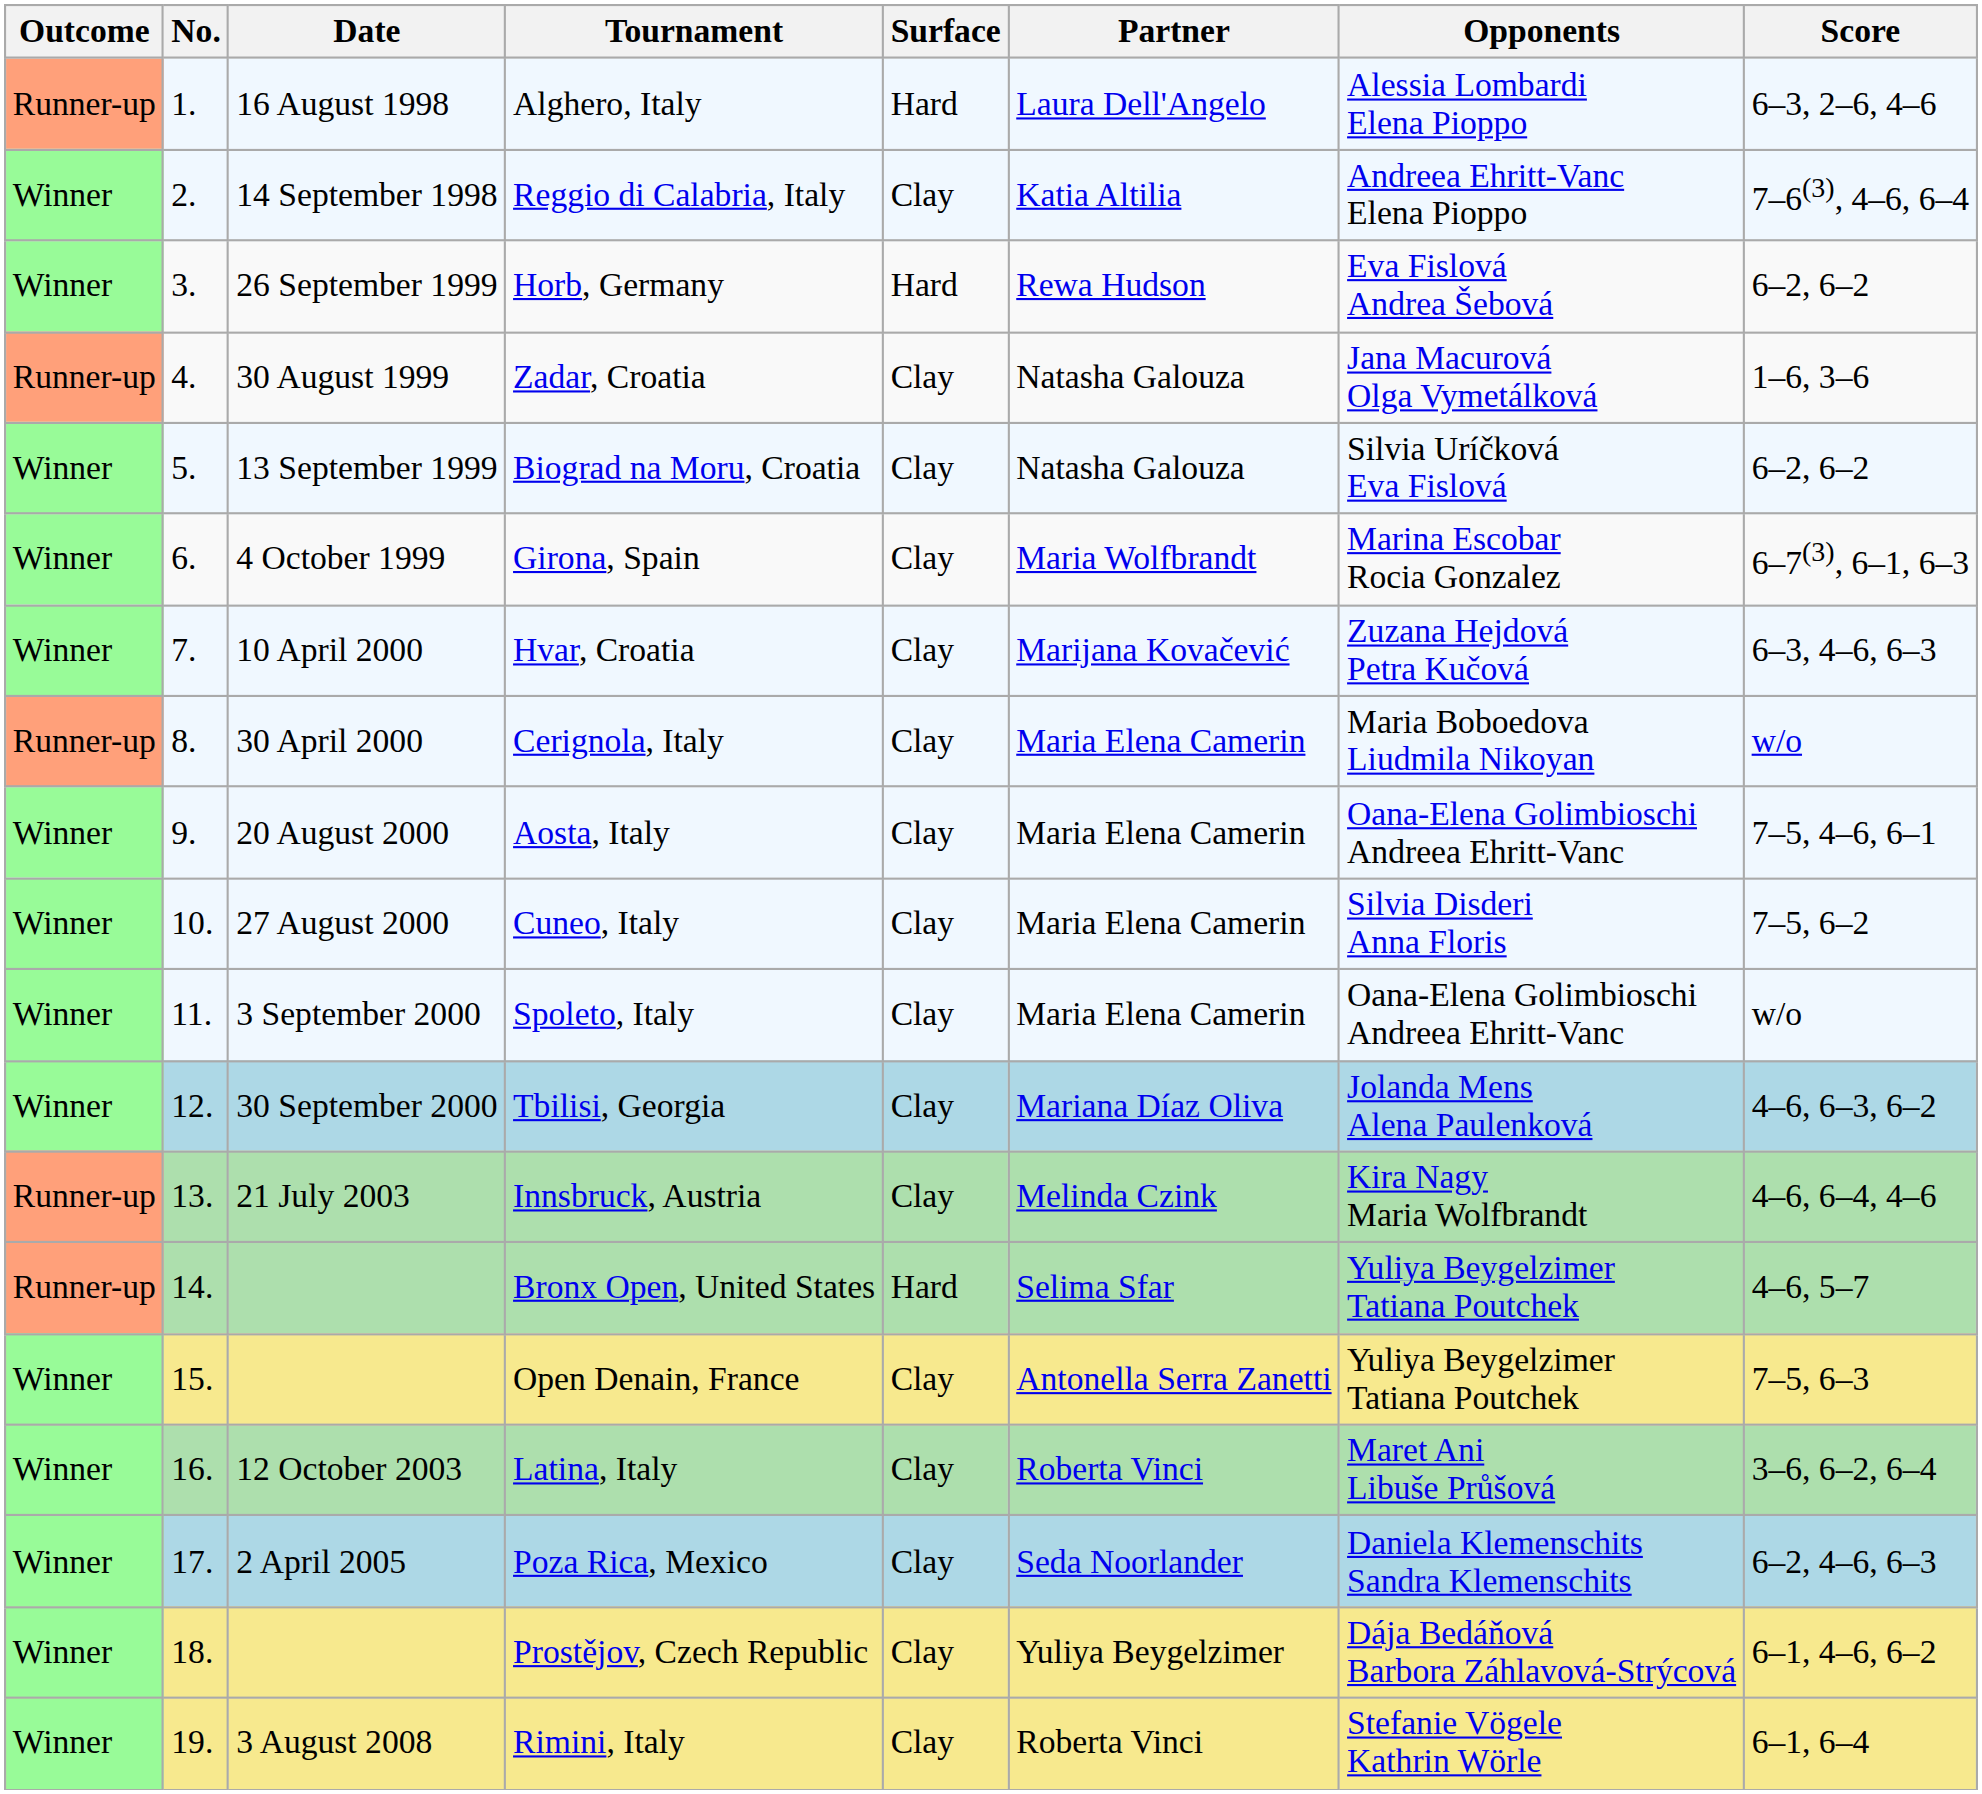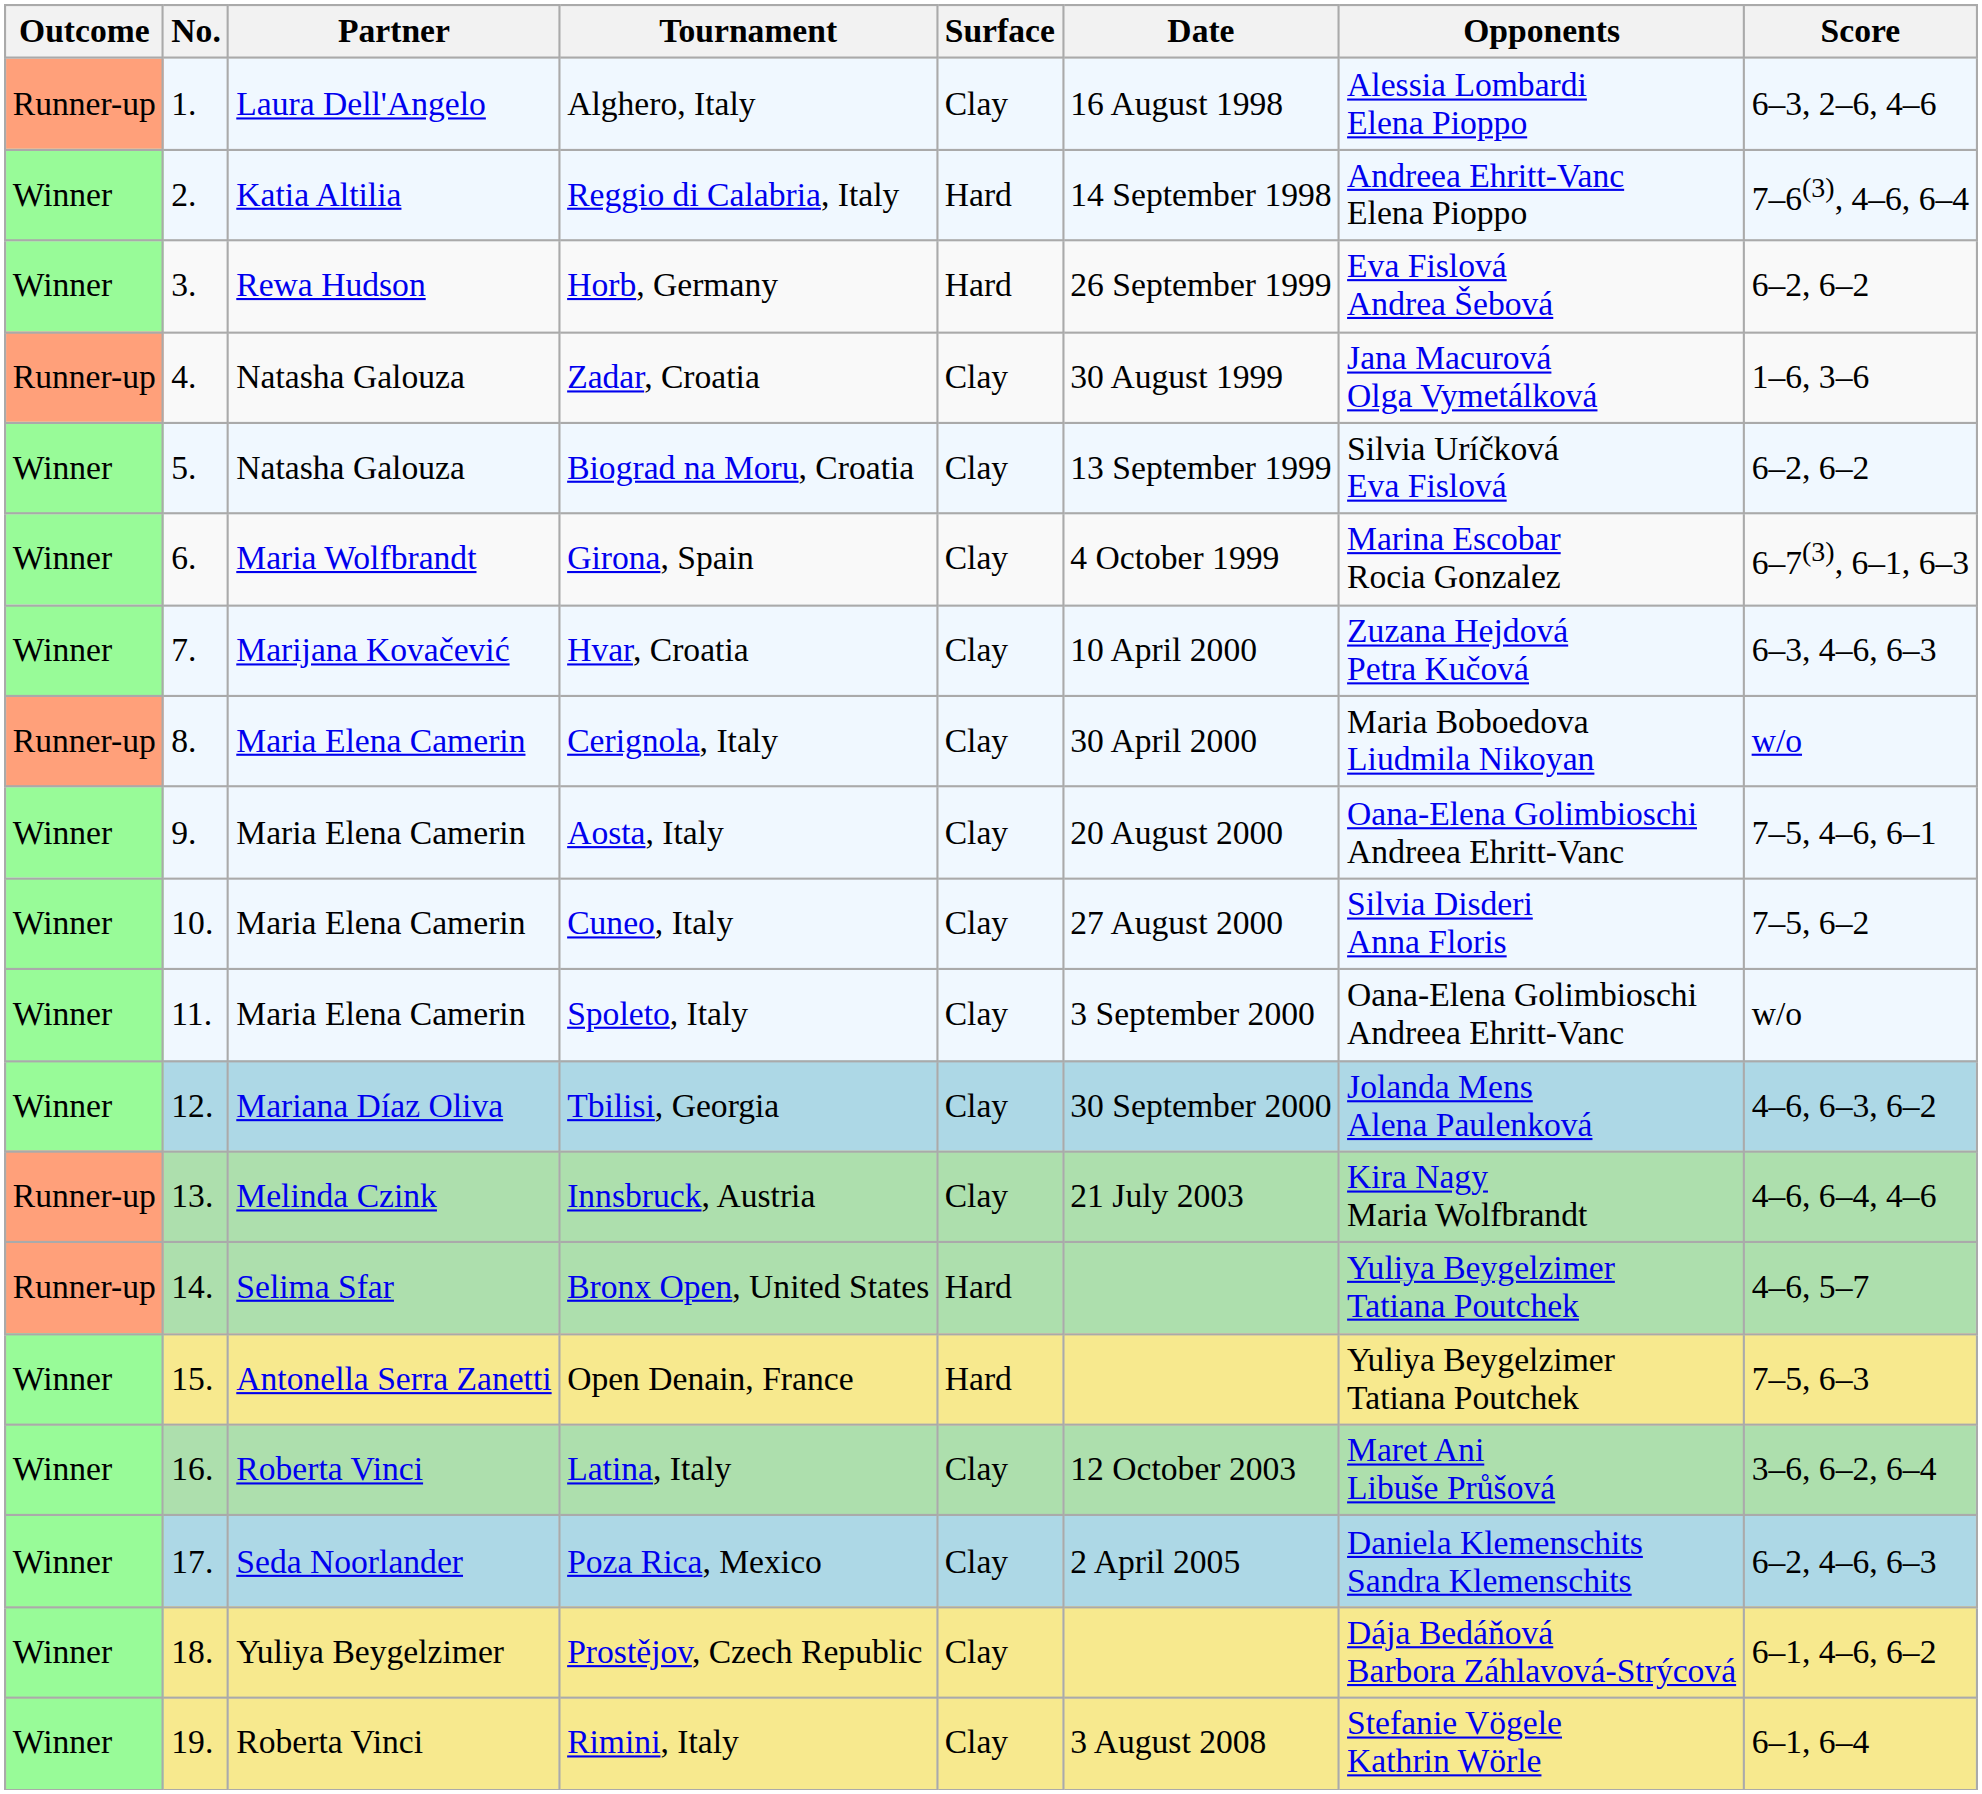columns swapped: (367, 31) <-> (1174, 31)
(924, 103) Hard -> (976, 103) Clay
(922, 194) Clay -> (978, 194) Hard
(922, 1378) Clay -> (978, 1378) Hard
